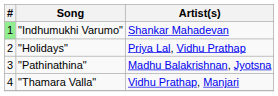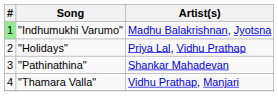(178, 31) Shankar Mahadevan -> (200, 31) Madhu Balakrishnan, Jyotsna
(200, 65) Madhu Balakrishnan, Jyotsna -> (178, 65) Shankar Mahadevan
